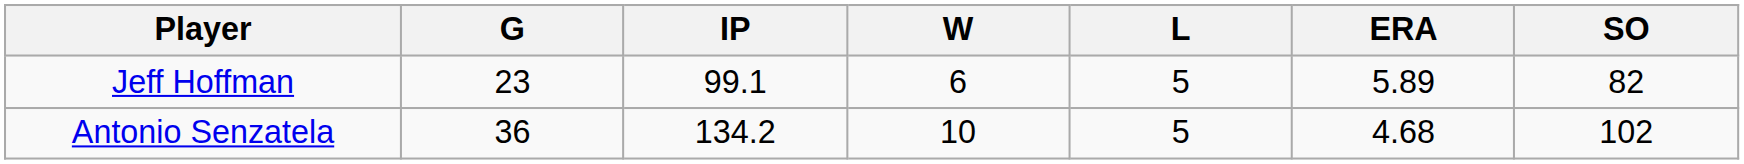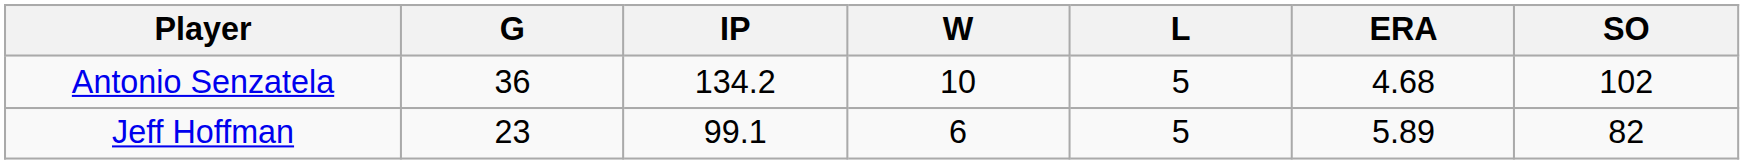rows swapped: (203, 132) <-> (203, 81)
